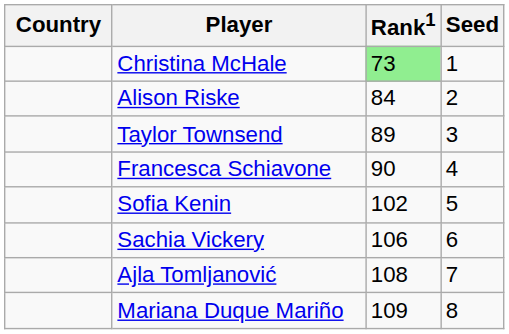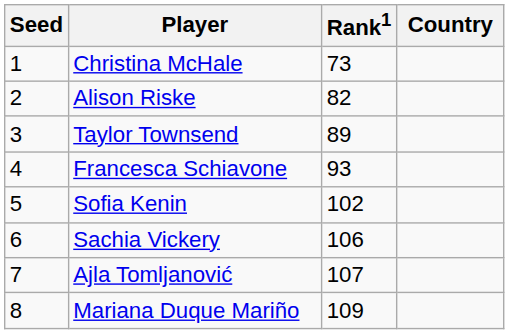columns swapped: (58, 25) <-> (472, 25)
(383, 63) lightgreen background -> (339, 63) no background
(383, 98) 84 -> (339, 98) 82
(383, 169) 90 -> (339, 169) 93
(389, 275) 108 -> (345, 275) 107
